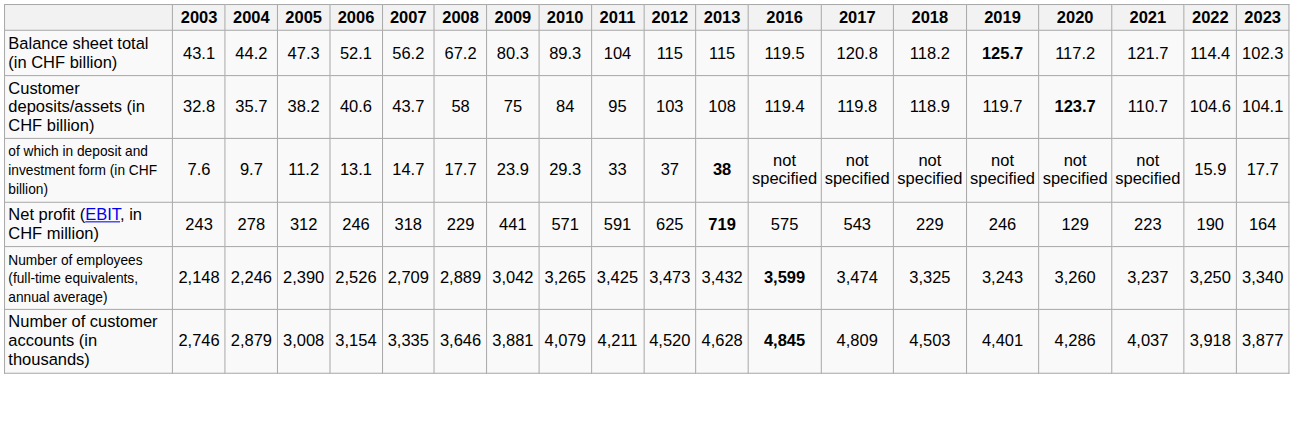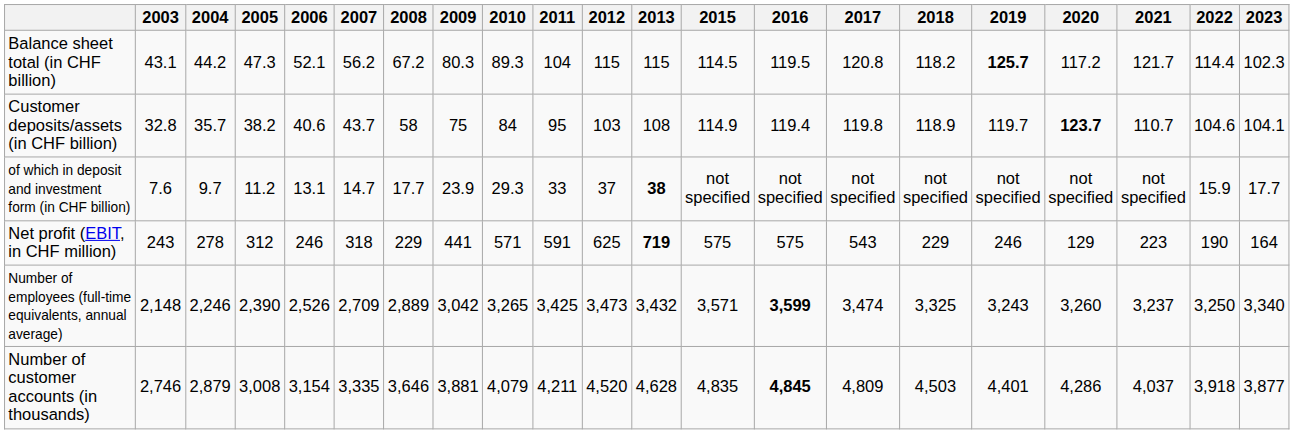+ column: (718, 17)
